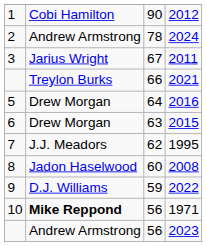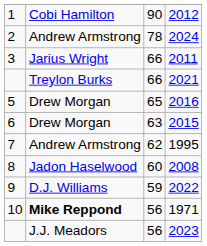(155, 58) 67 -> (155, 58) 66
(155, 101) 64 -> (155, 101) 65
(68, 144) J.J. Meadors -> (85, 144) Andrew Armstrong
(85, 230) Andrew Armstrong -> (68, 230) J.J. Meadors
